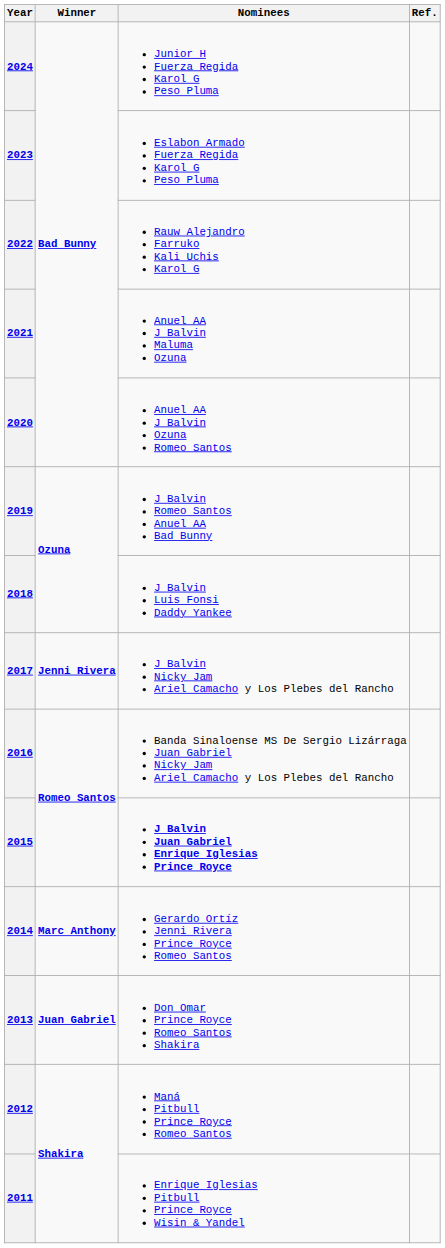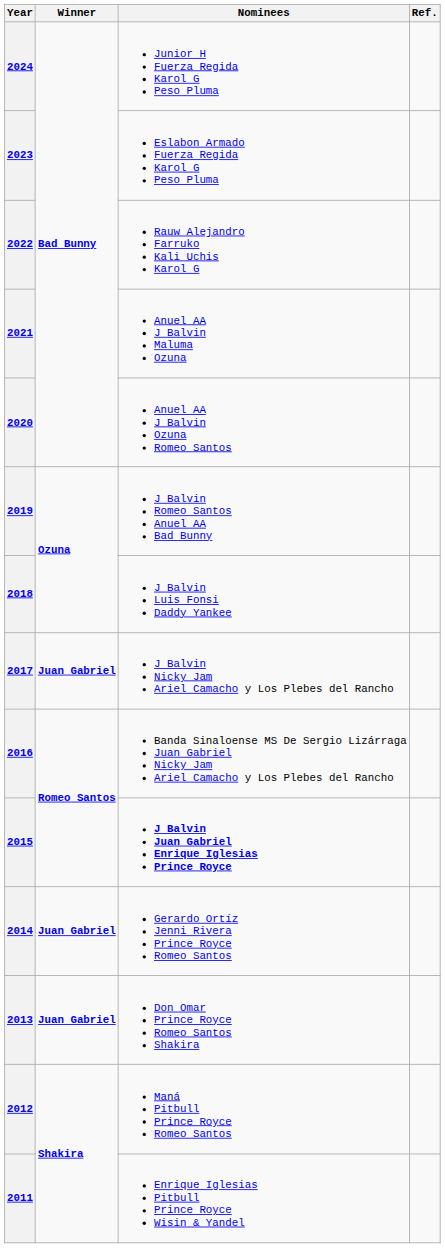(77, 671) Jenni Rivera -> (77, 671) Juan Gabriel
(77, 931) Marc Anthony -> (77, 931) Juan Gabriel
